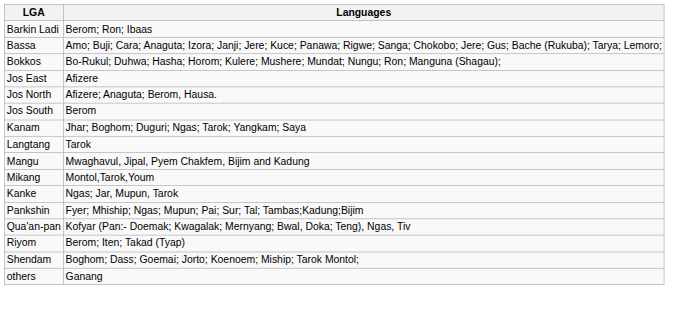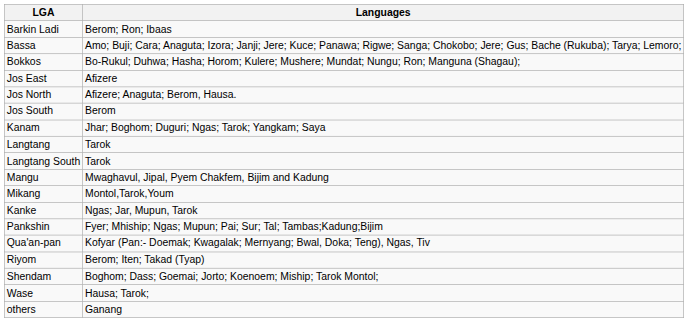+ row: (43, 161)
+ row: (20, 293)
